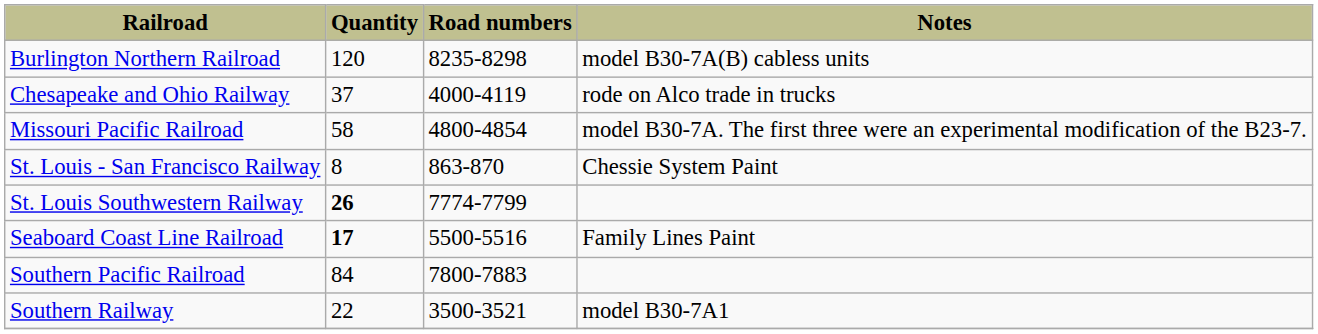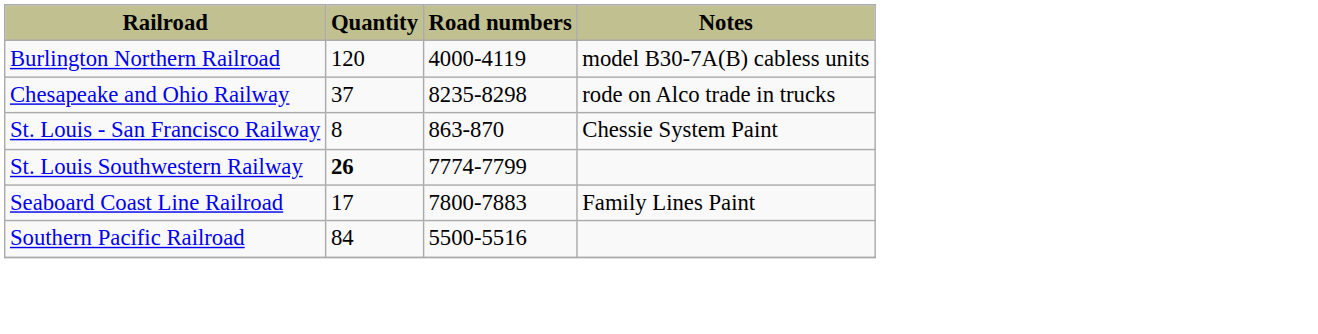(478, 58) 8235-8298 -> (477, 58) 4000-4119
(477, 94) 4000-4119 -> (478, 94) 8235-8298
- row: (127, 130)
(342, 238) bold -> (342, 202) normal
(478, 238) 5500-5516 -> (478, 202) 7800-7883
(478, 274) 7800-7883 -> (478, 238) 5500-5516
- row: (92, 310)
